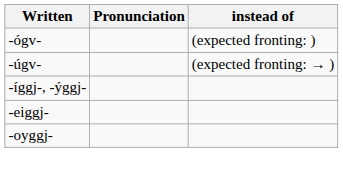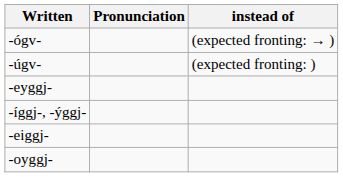(254, 40) (expected fronting: ) -> (263, 40) (expected fronting: → )
(263, 64) (expected fronting: → ) -> (254, 64) (expected fronting: )
+ row: (30, 88)
